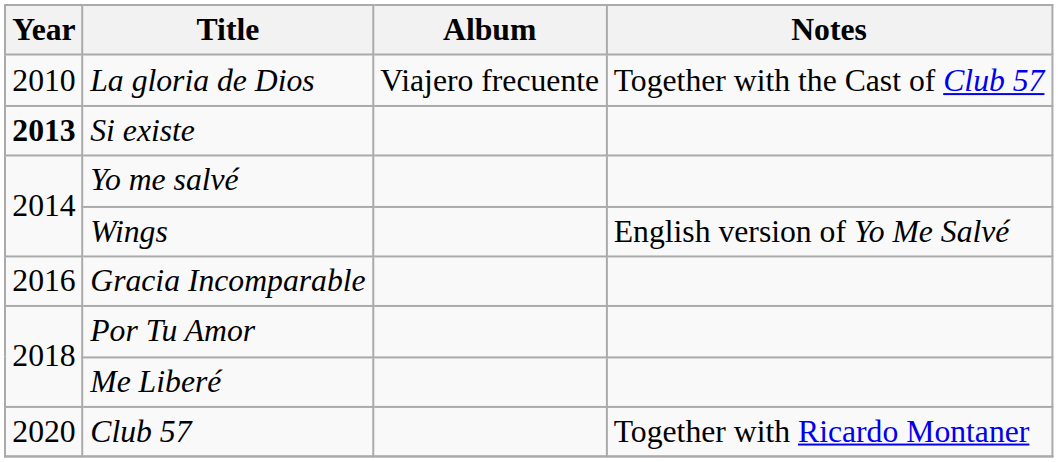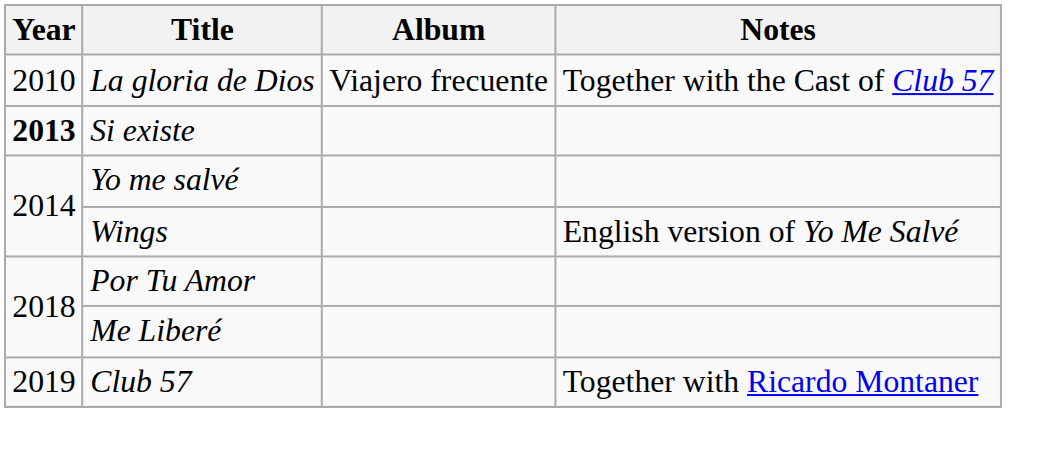- row: (228, 280)
(44, 431) 2020 -> (44, 381) 2019
